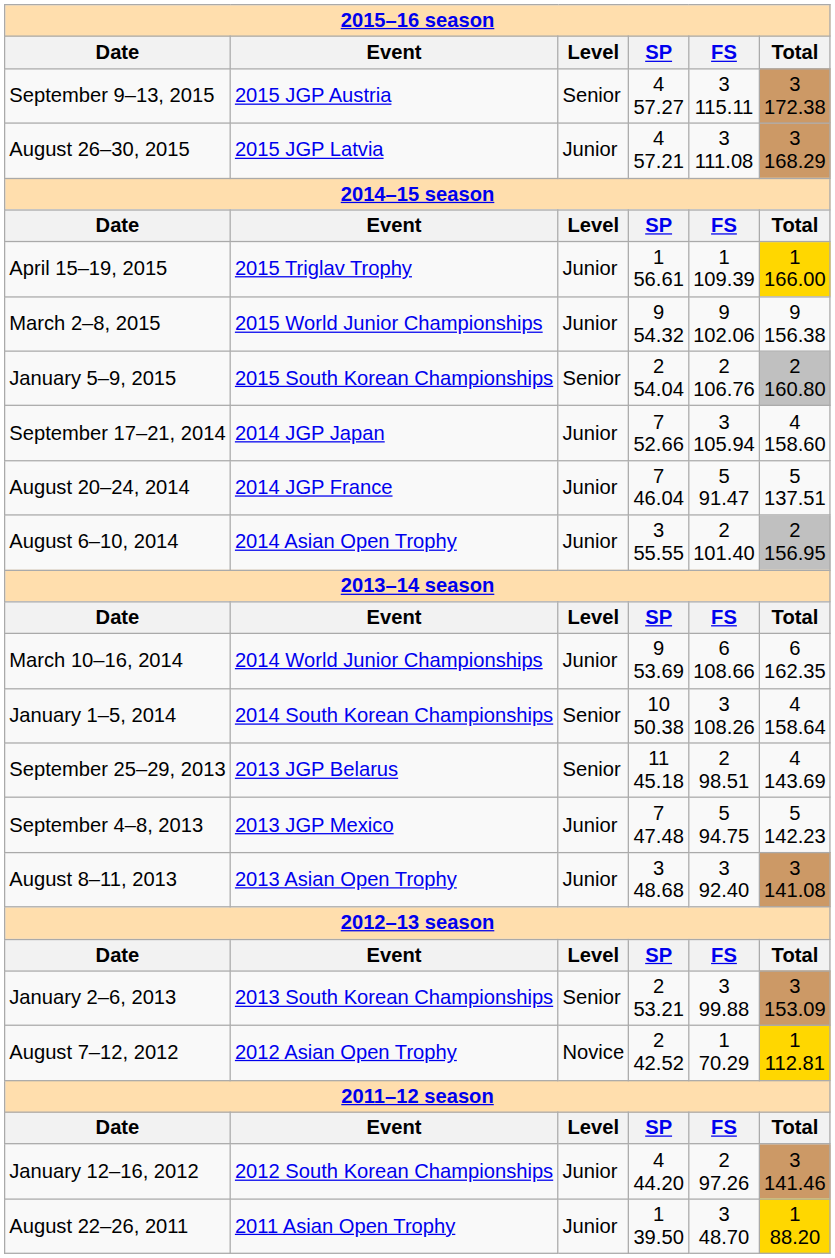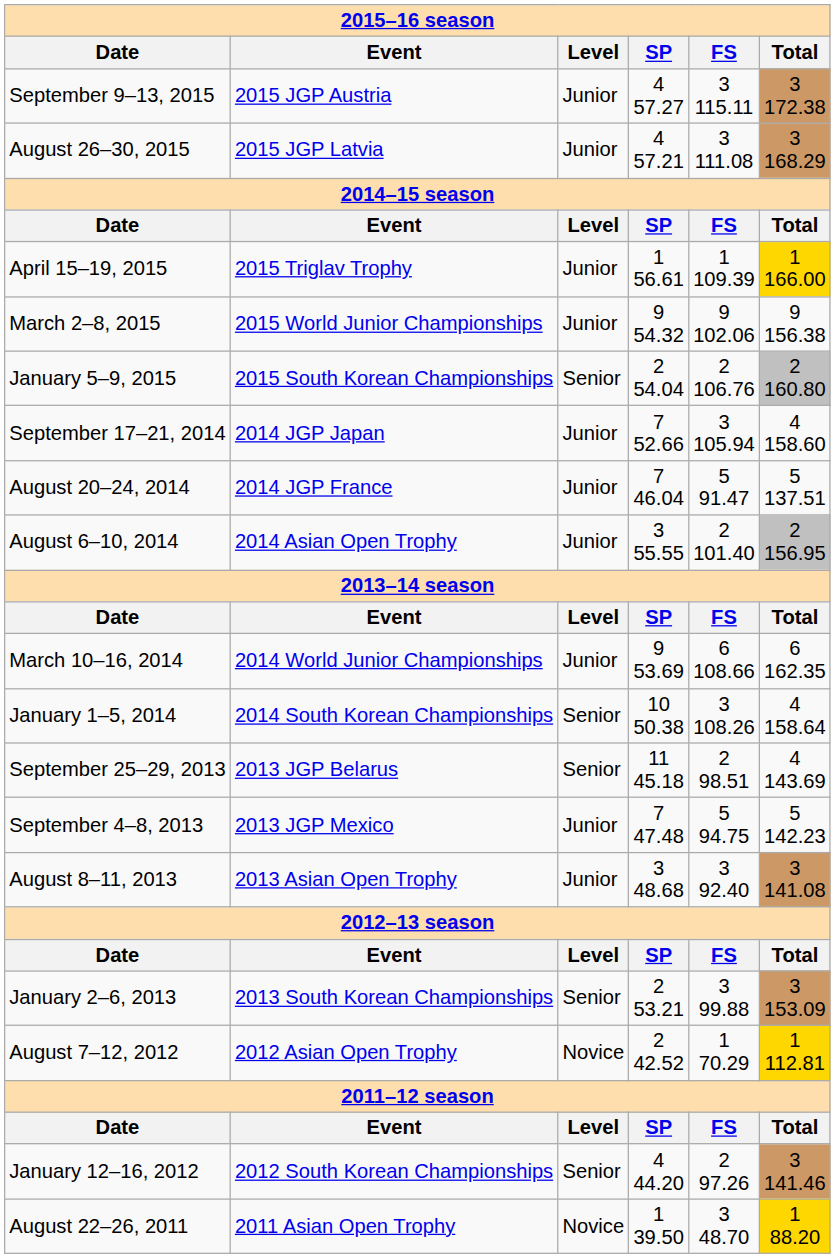(592, 95) Senior -> (590, 95) Junior
(590, 1171) Junior -> (592, 1171) Senior
(590, 1225) Junior -> (593, 1225) Novice
